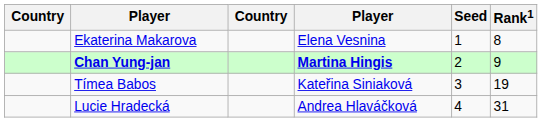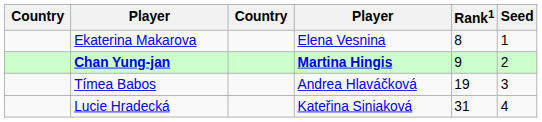columns swapped: (514, 17) <-> (471, 17)
(355, 84) Kateřina Siniaková -> (357, 84) Andrea Hlaváčková
(357, 106) Andrea Hlaváčková -> (355, 106) Kateřina Siniaková
